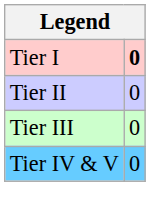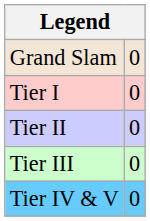+ row: (63, 57)
(135, 57) bold -> (135, 92) normal
